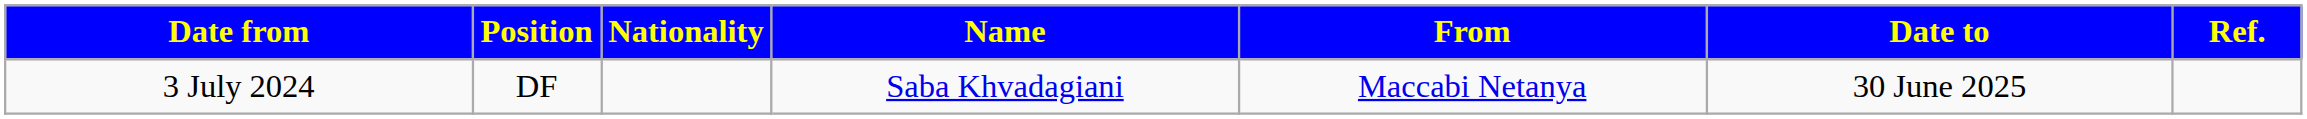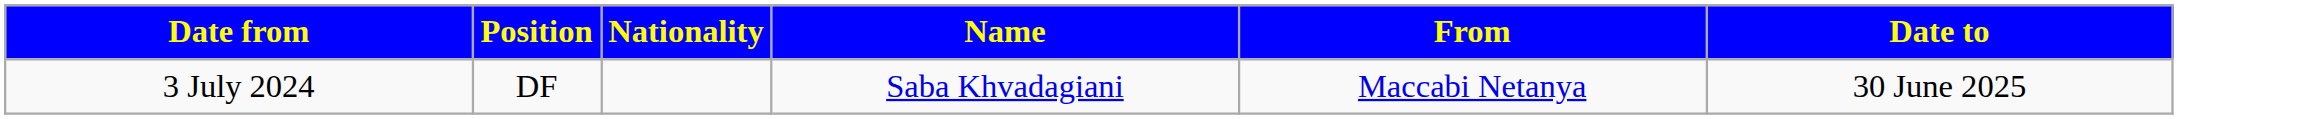- column: (2237, 31)
